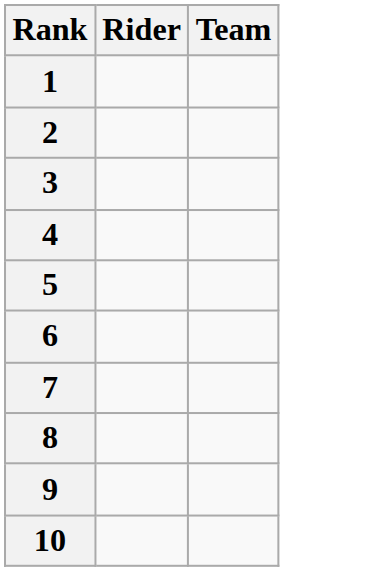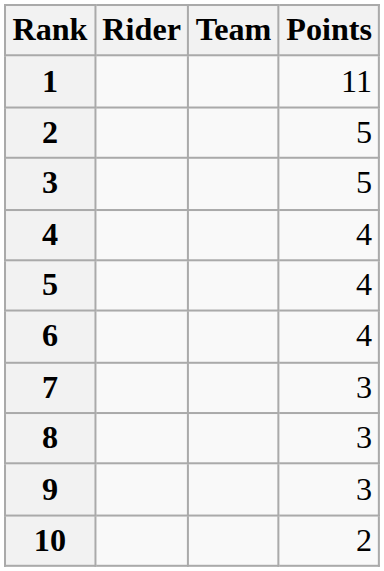+ column: (329, 30)
